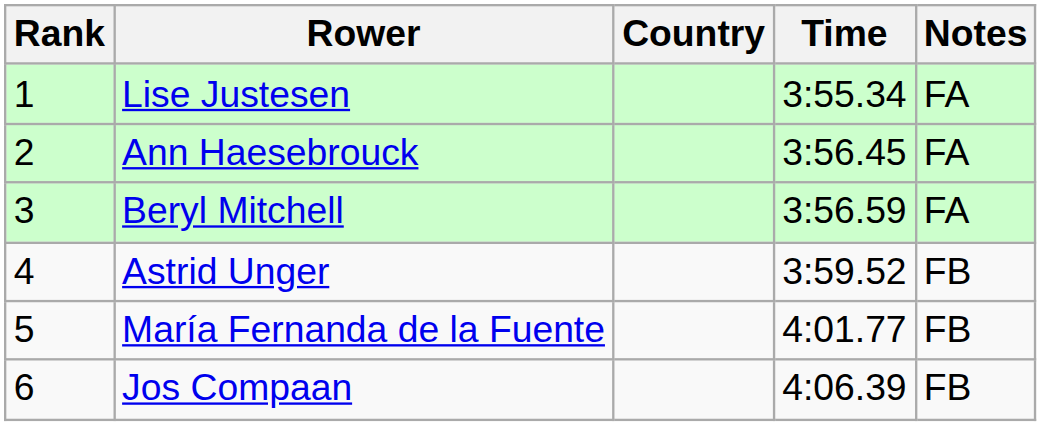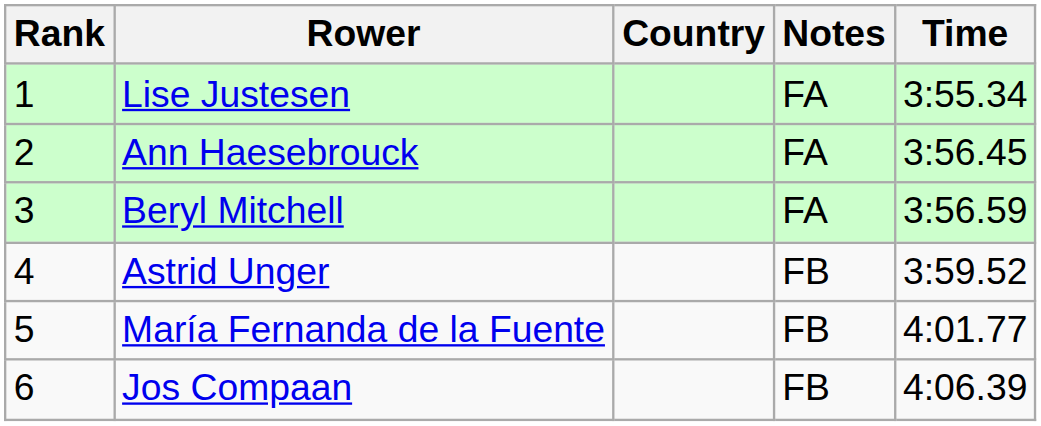columns swapped: (844, 34) <-> (976, 34)
